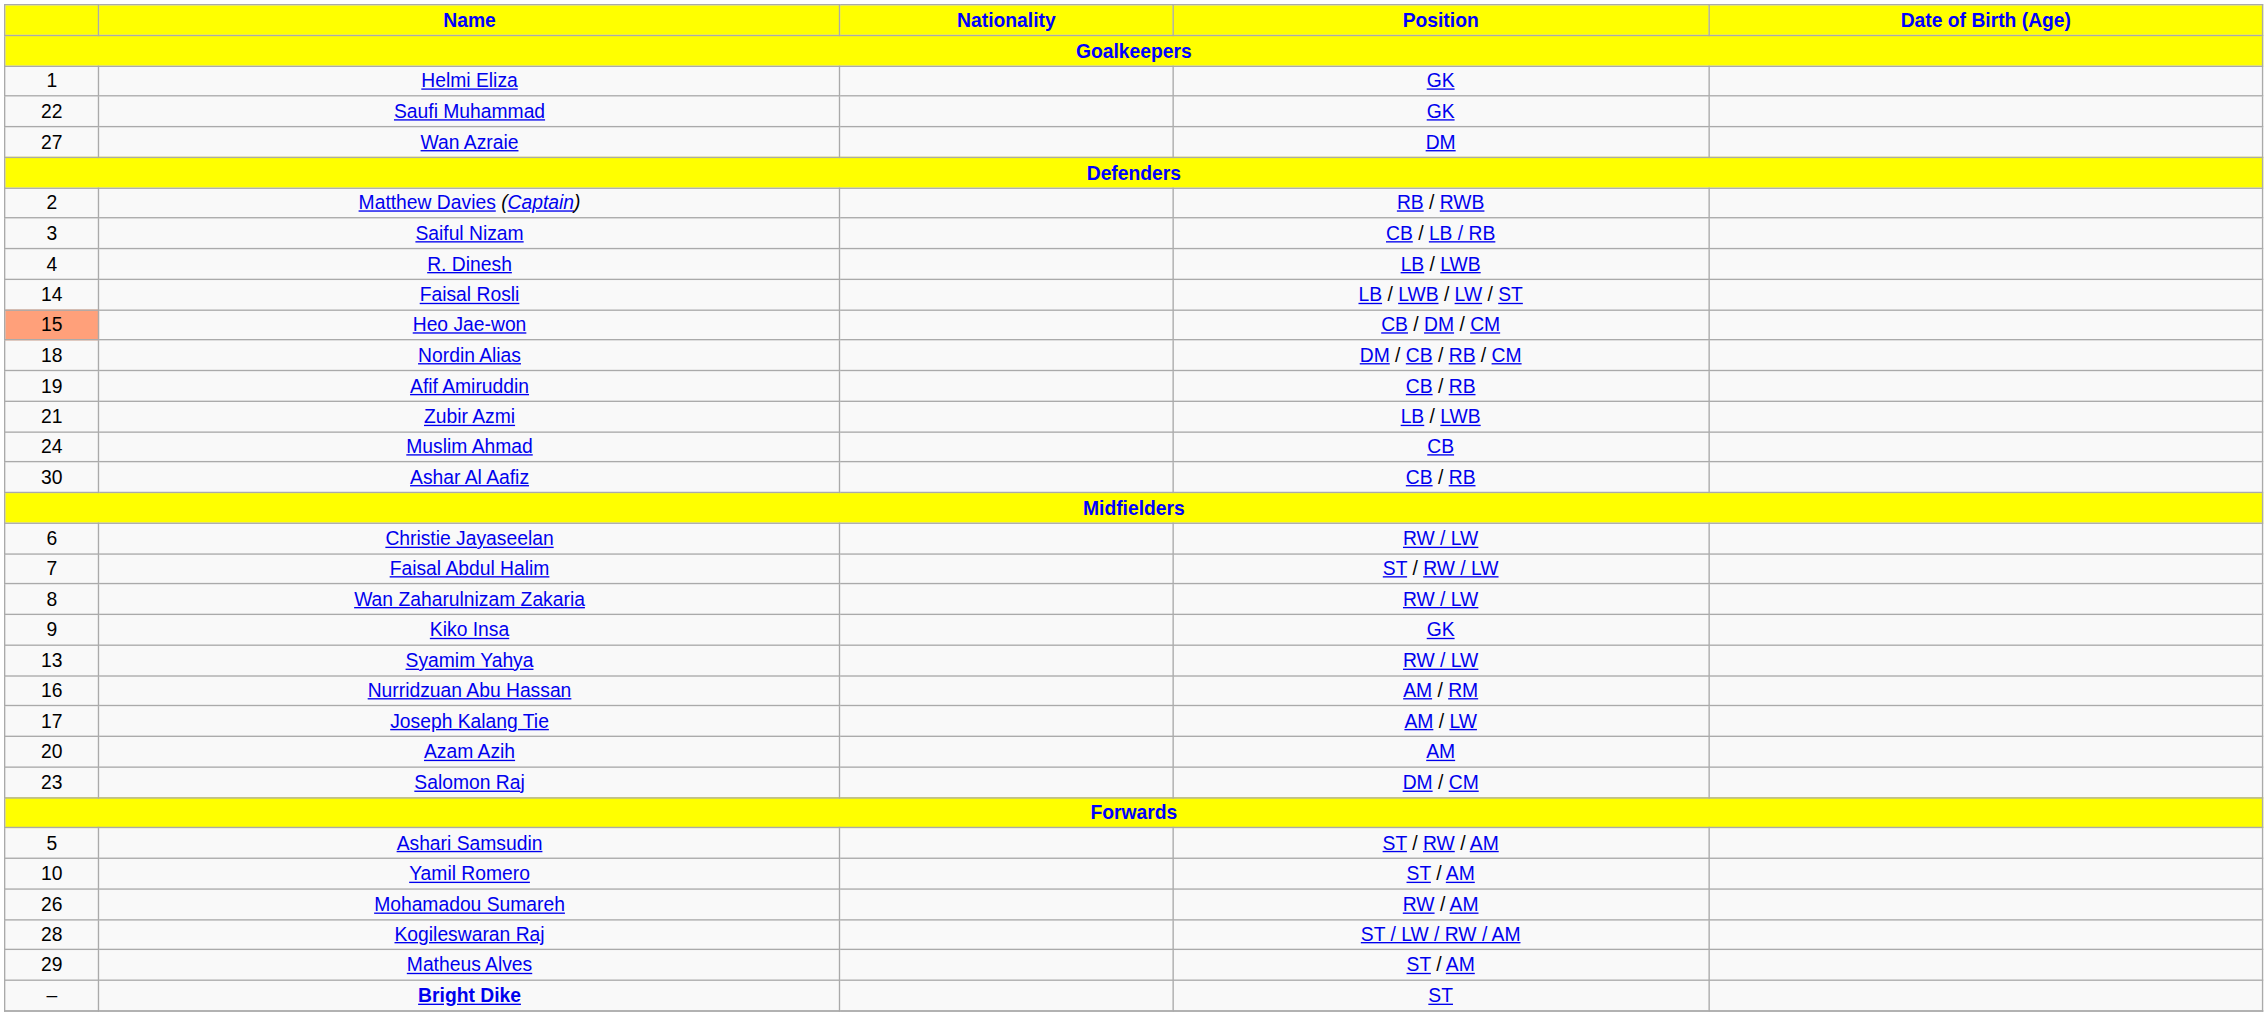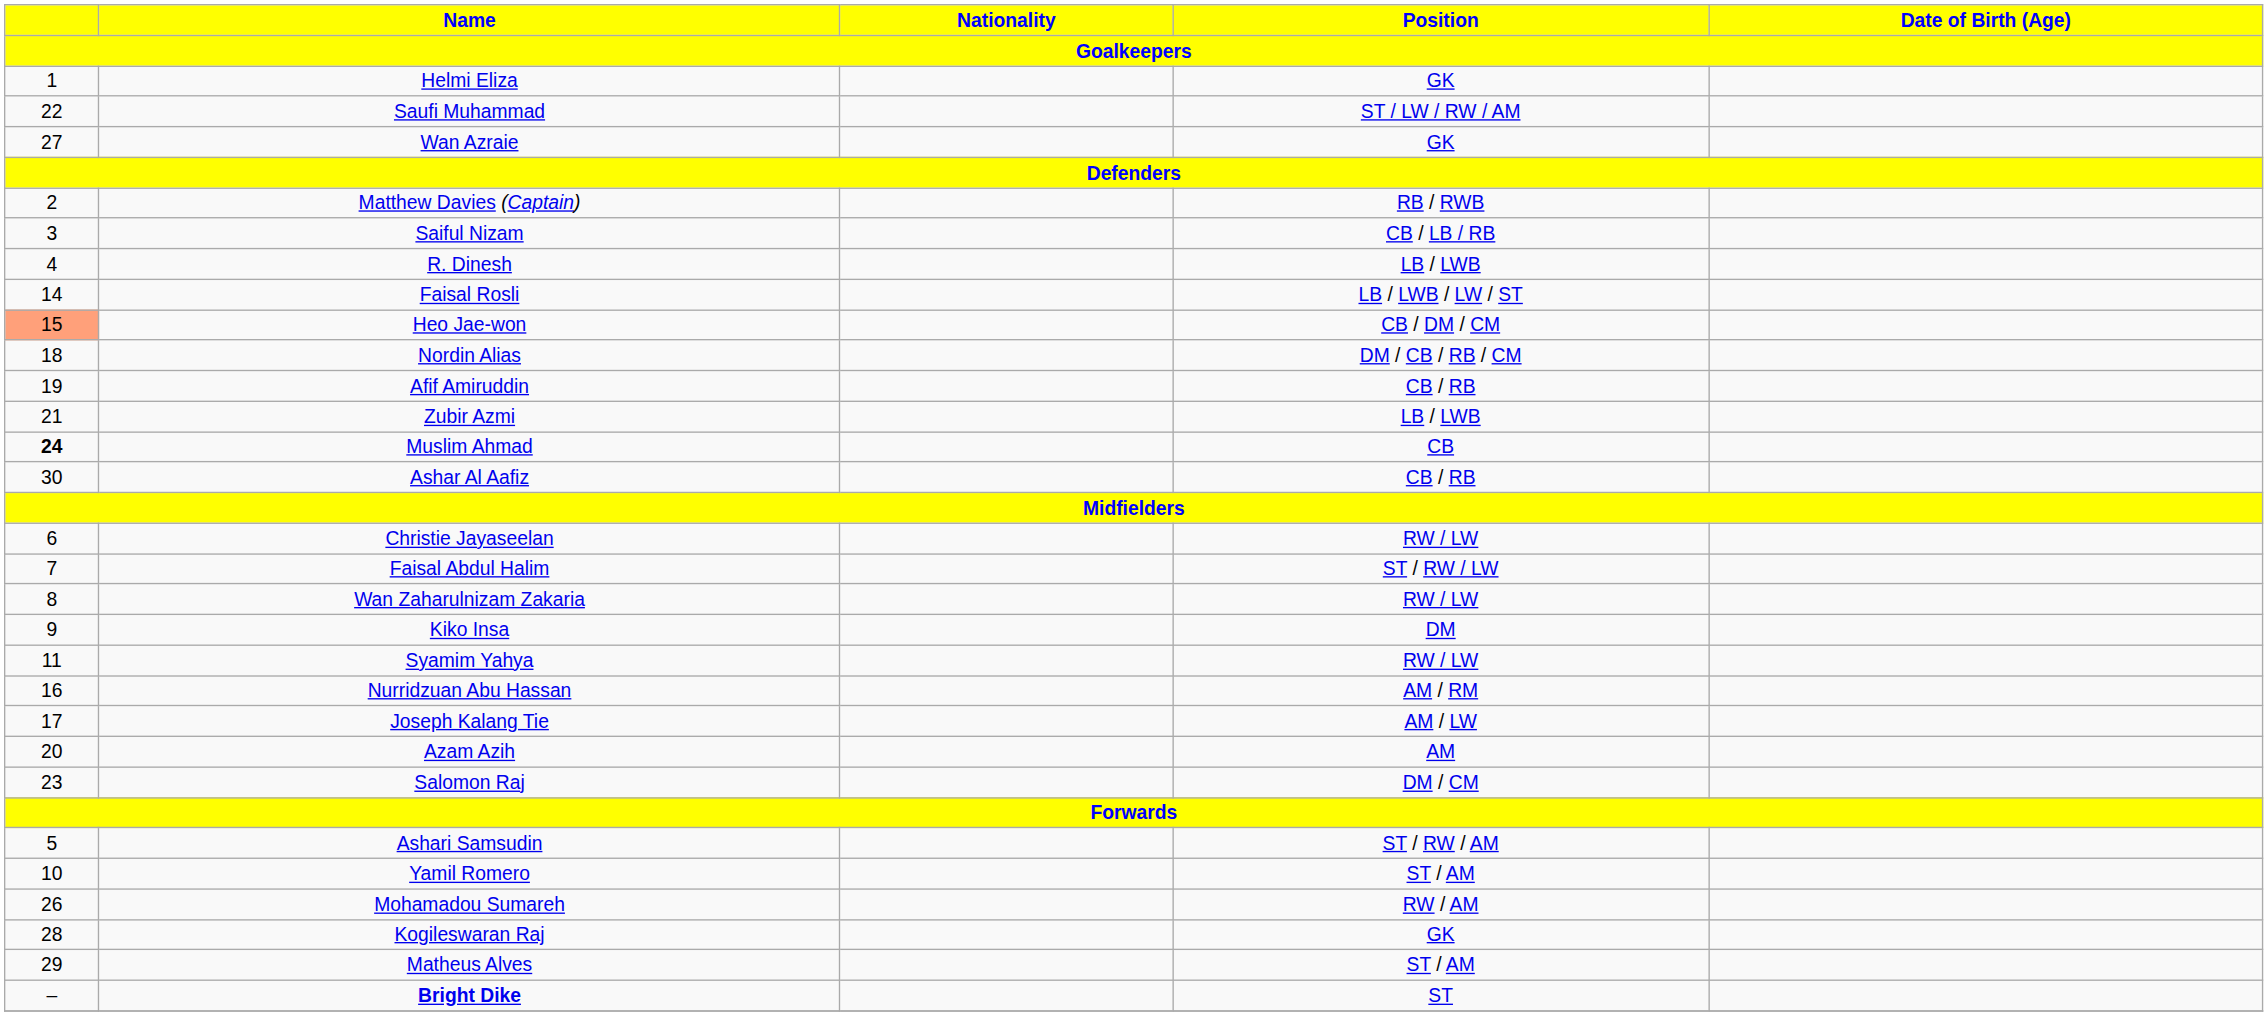(1441, 112) GK -> (1441, 112) ST / LW / RW / AM
(1441, 142) DM -> (1441, 142) GK
(52, 447) normal -> (52, 447) bold
(1441, 630) GK -> (1441, 630) DM
(52, 660) 13 -> (52, 660) 11
(1441, 935) ST / LW / RW / AM -> (1441, 935) GK
